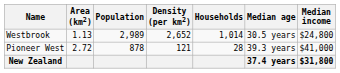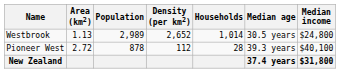(184, 49) 121 -> (184, 49) 112
(316, 49) $41,000 -> (316, 49) $40,100
